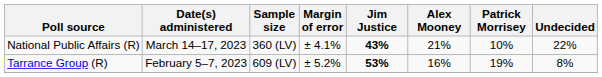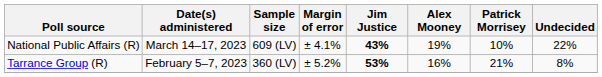(274, 45) 360 (LV) -> (274, 45) 609 (LV)
(439, 45) 21% -> (439, 45) 19%
(274, 64) 609 (LV) -> (274, 64) 360 (LV)
(501, 64) 19% -> (501, 64) 21%
